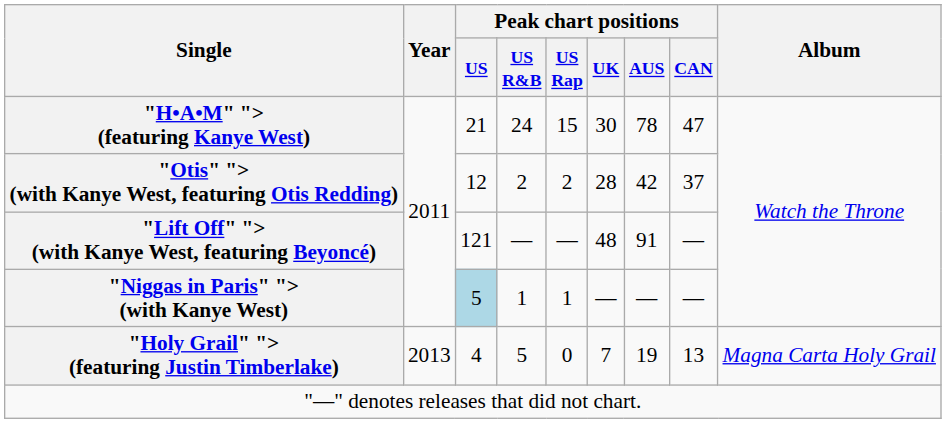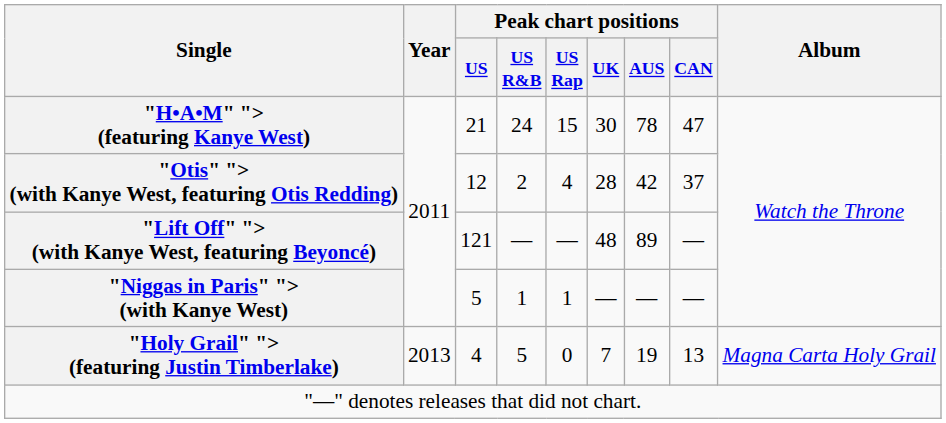(567, 182) 2 -> (567, 182) 4
(647, 240) 91 -> (647, 240) 89
(476, 297) lightblue background -> (476, 297) no background
